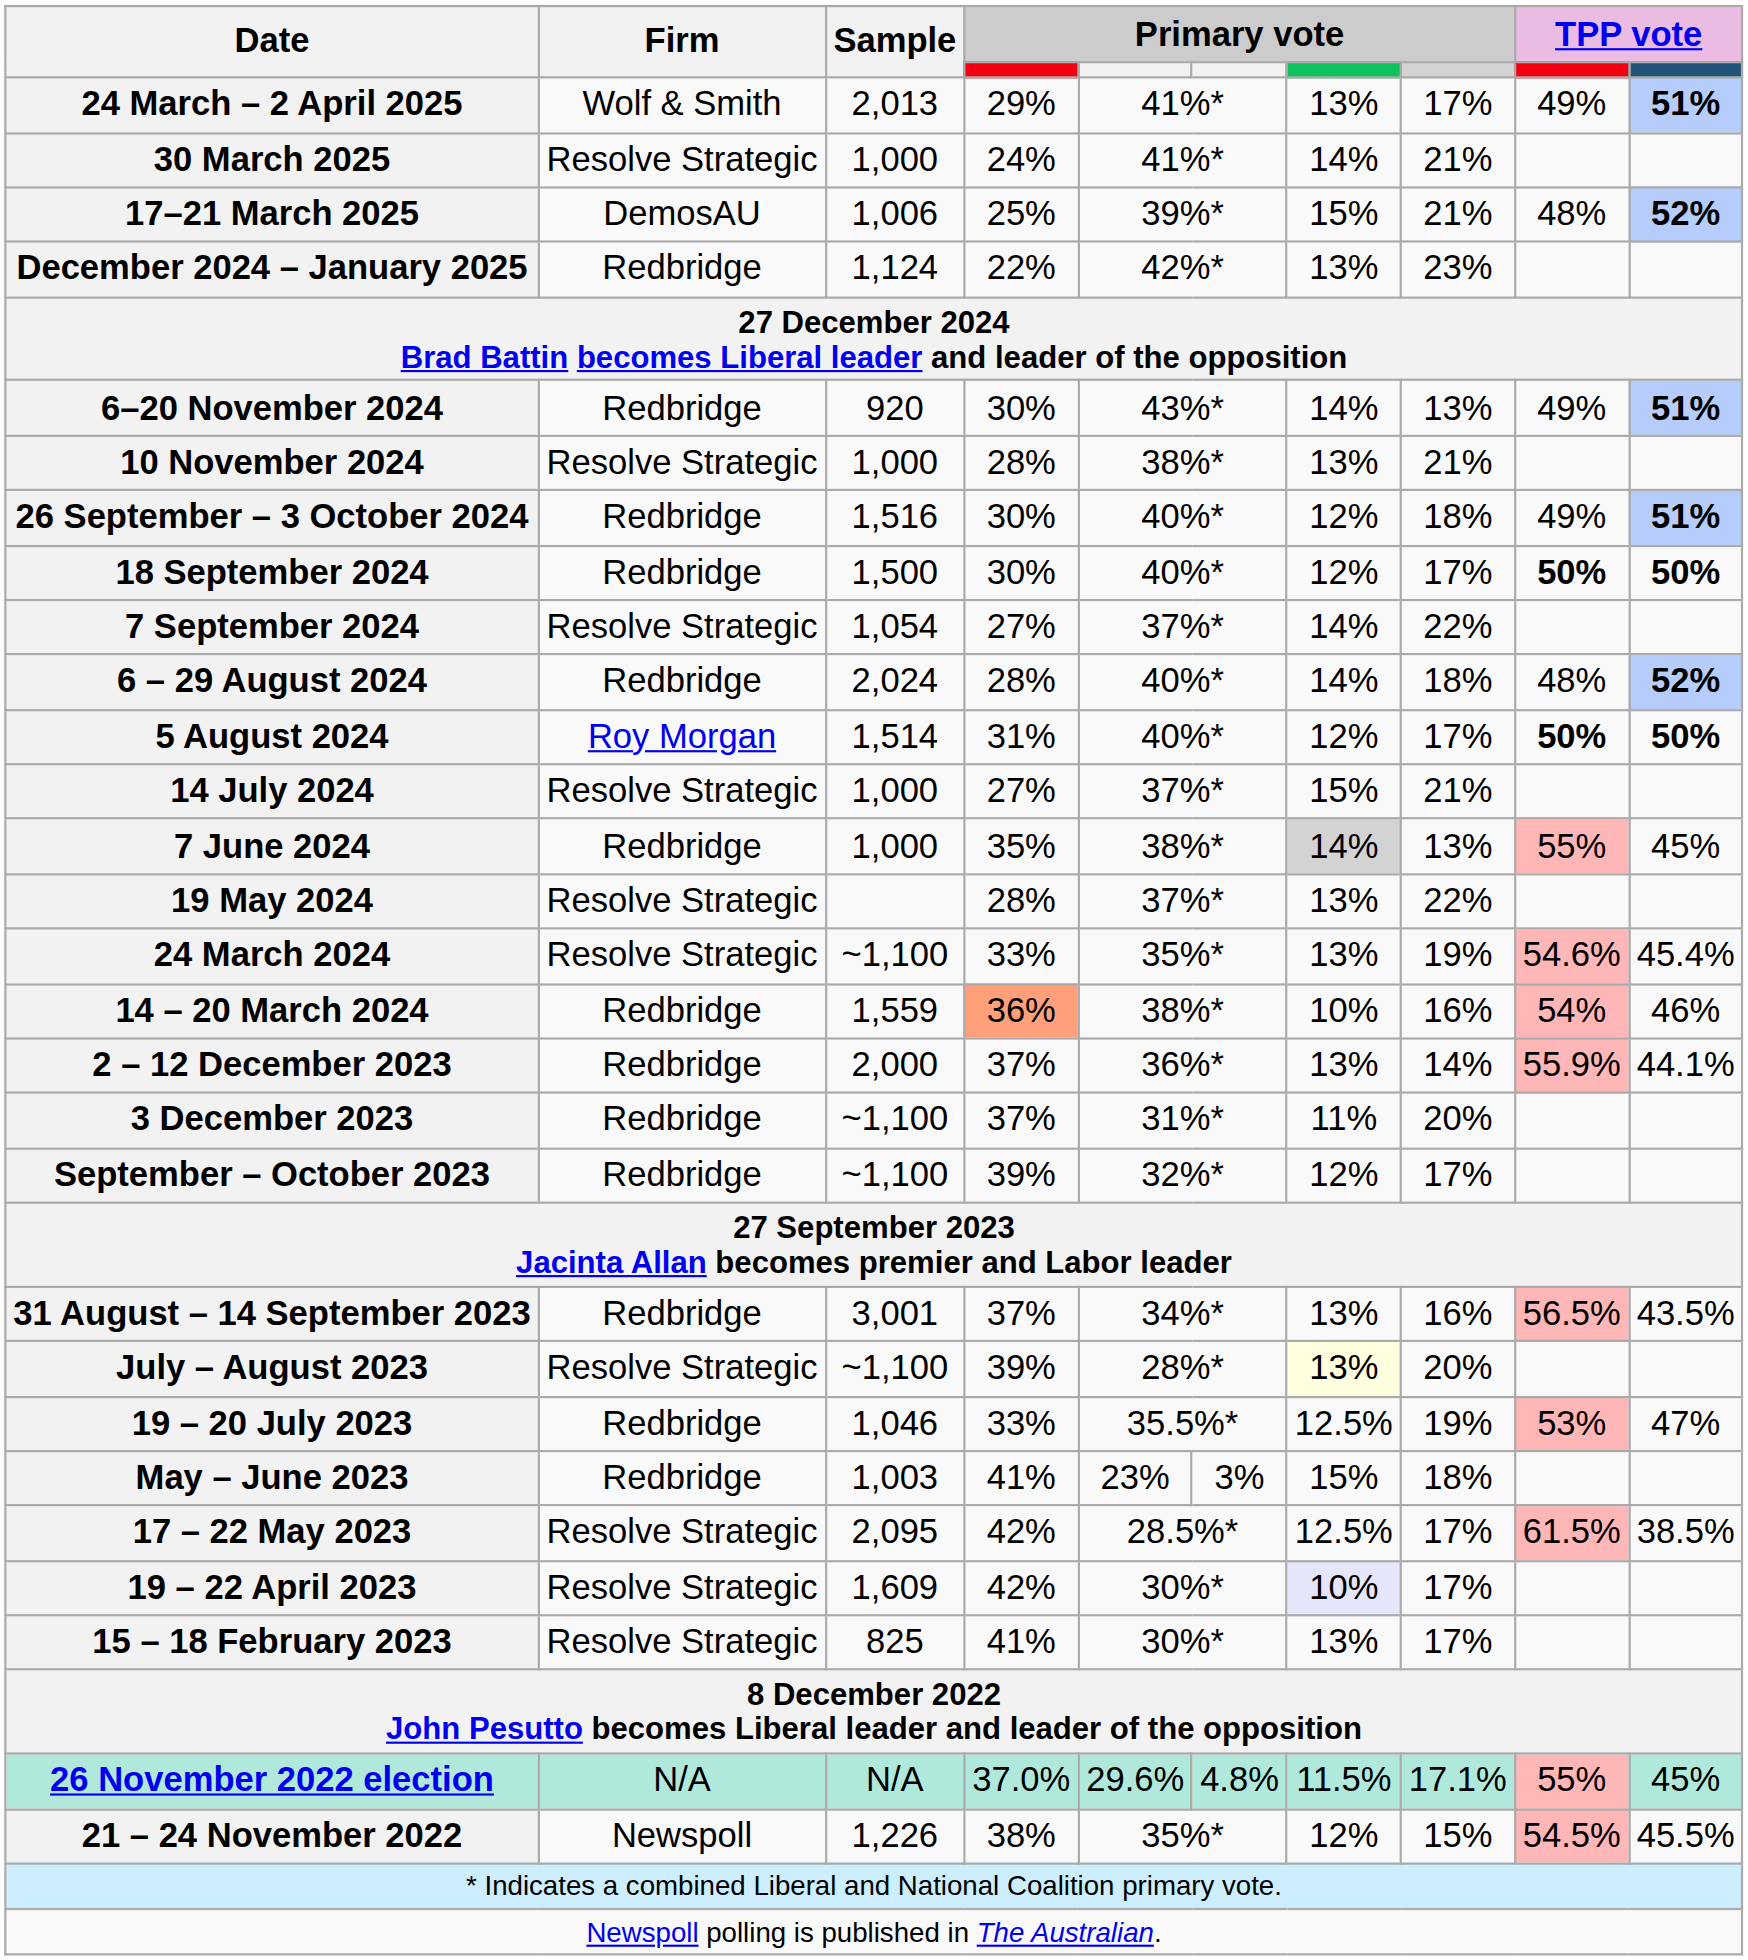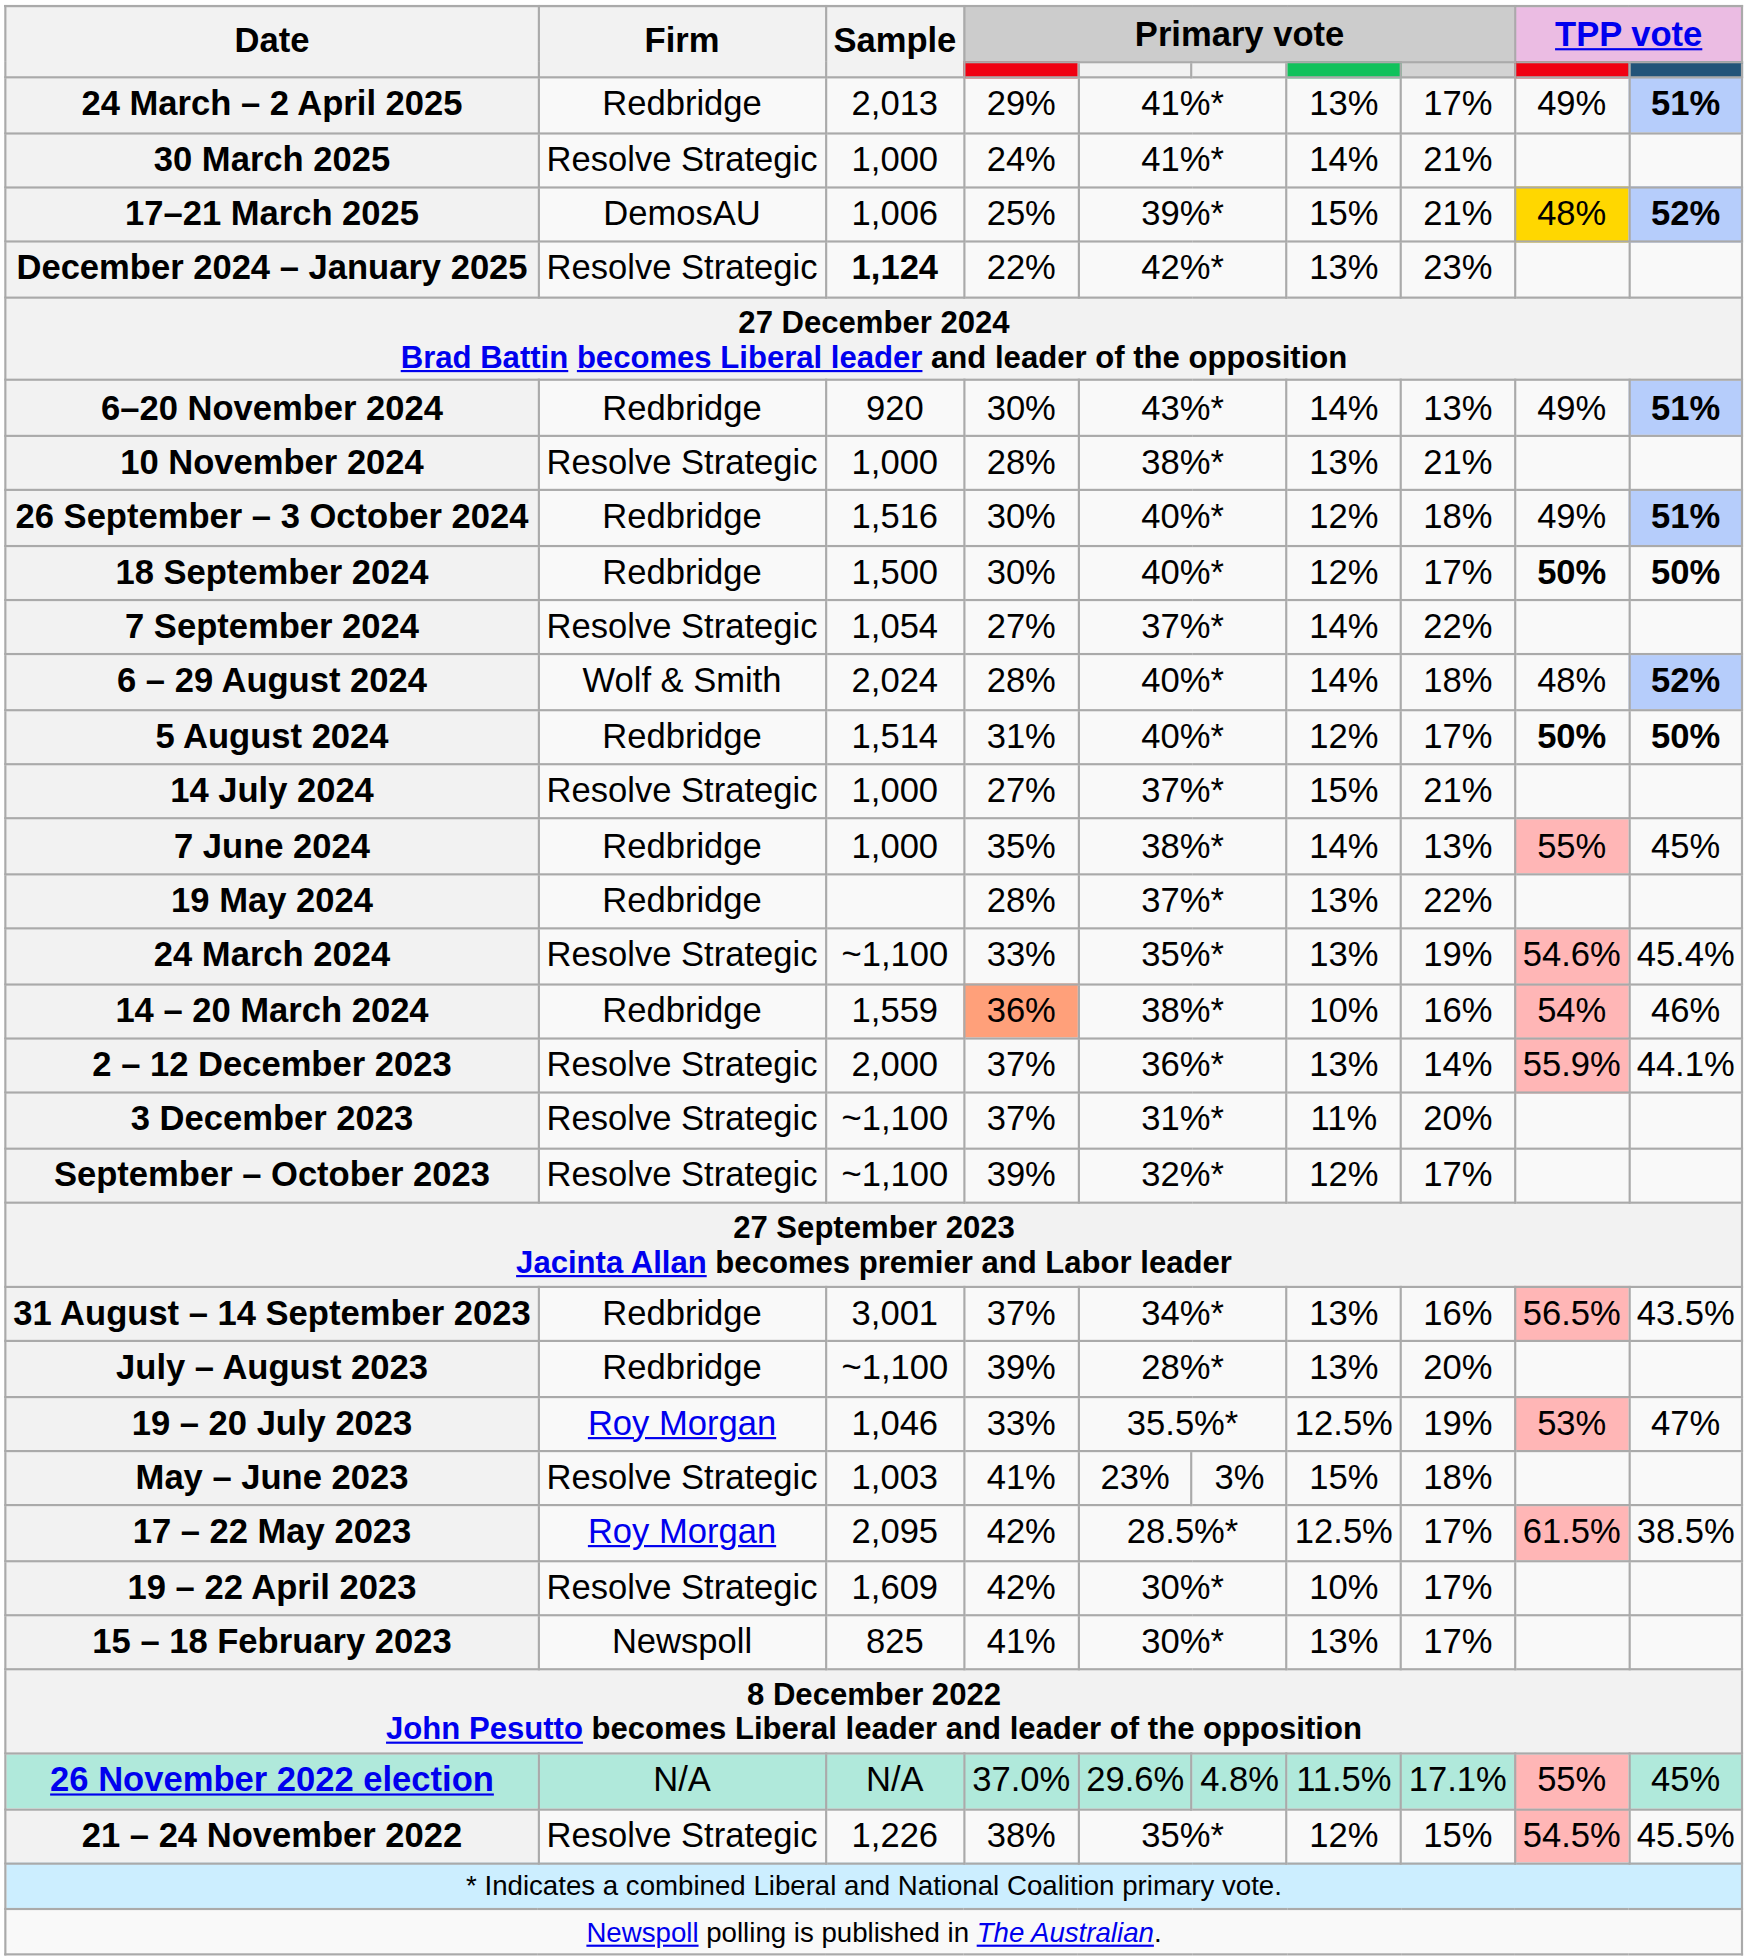(682, 104) Wolf & Smith -> (682, 104) Redbridge
(1572, 214) no background -> (1572, 214) gold background
(682, 268) Redbridge -> (682, 268) Resolve Strategic
(895, 268) normal -> (895, 268) bold
(682, 681) Redbridge -> (682, 681) Wolf & Smith
(682, 736) Roy Morgan -> (682, 736) Redbridge
(1344, 845) lightgrey background -> (1344, 845) no background
(682, 900) Resolve Strategic -> (682, 900) Redbridge
(682, 1065) Redbridge -> (682, 1065) Resolve Strategic
(682, 1119) Redbridge -> (682, 1119) Resolve Strategic
(682, 1174) Redbridge -> (682, 1174) Resolve Strategic
(682, 1368) Resolve Strategic -> (682, 1368) Redbridge
(1344, 1368) lightyellow background -> (1344, 1368) no background
(682, 1422) Redbridge -> (682, 1422) Roy Morgan
(682, 1477) Redbridge -> (682, 1477) Resolve Strategic
(682, 1532) Resolve Strategic -> (682, 1532) Roy Morgan
(1344, 1587) lavender background -> (1344, 1587) no background
(682, 1642) Resolve Strategic -> (682, 1642) Newspoll
(682, 1835) Newspoll -> (682, 1835) Resolve Strategic
